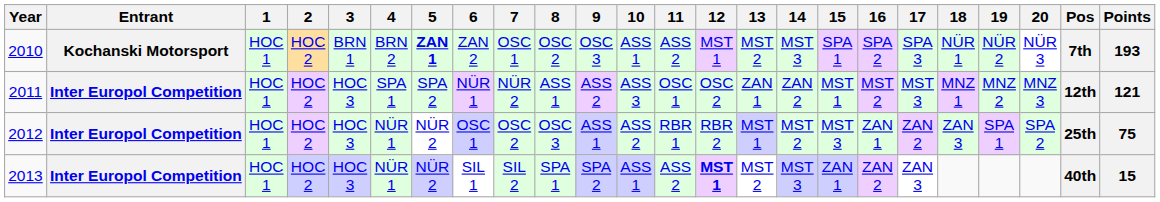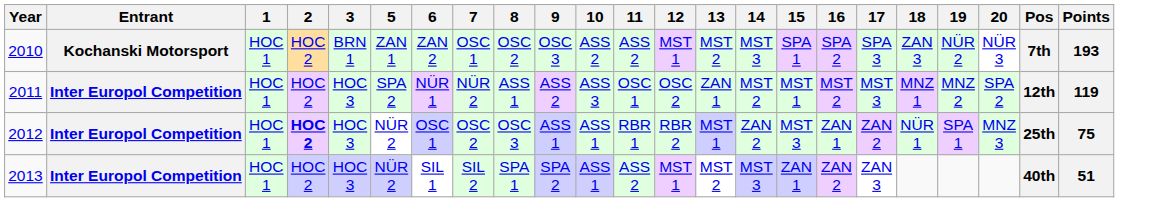- column: (391, 17)
(432, 50) bold -> (391, 50) normal
(636, 50) ASS 1 -> (595, 50) ASS 2
(958, 50) NÜR 1 -> (917, 50) ZAN 3
(797, 92) ZAN 2 -> (756, 92) MST 2
(1040, 92) MNZ 3 -> (999, 92) SPA 2
(1127, 92) 121 -> (1086, 92) 119
(308, 134) normal -> (308, 134) bold
(636, 134) ASS 2 -> (595, 134) ASS 1
(797, 134) MST 2 -> (756, 134) ZAN 2
(958, 134) ZAN 3 -> (917, 134) NÜR 1
(1040, 134) SPA 2 -> (999, 134) MNZ 3
(717, 176) bold -> (676, 176) normal
(1127, 176) 15 -> (1086, 176) 51
